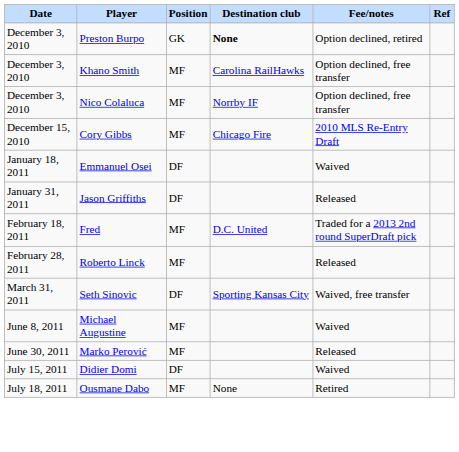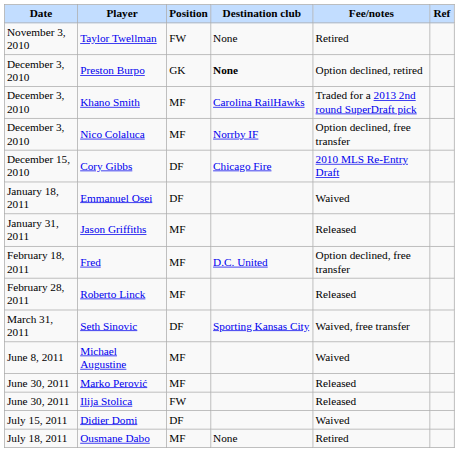+ row: (118, 39)
(363, 71) Option declined, free transfer -> (366, 102) Traded for a 2013 2nd round SuperDraft pick
(177, 134) MF -> (176, 166) DF
(176, 198) DF -> (177, 230) MF
(366, 230) Traded for a 2013 2nd round SuperDraft pick -> (363, 262) Option declined, free transfer
+ row: (106, 401)
